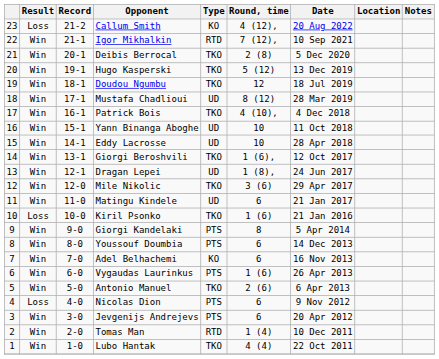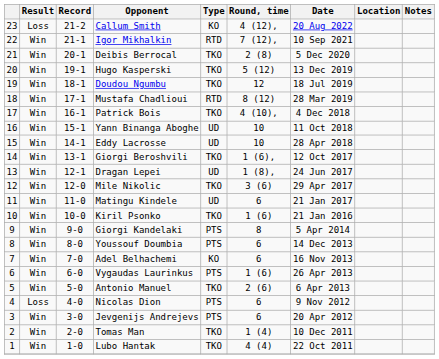(214, 99) UD -> (214, 99) RTD
(38, 216) Loss -> (38, 216) Win
(214, 332) RTD -> (214, 332) TKO
